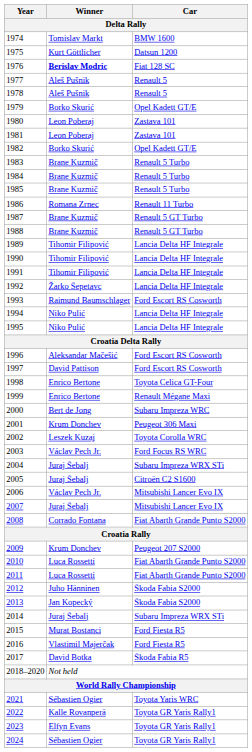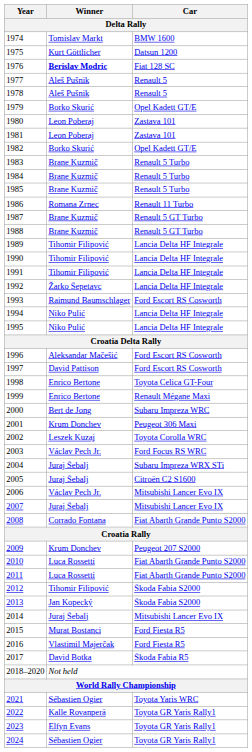(74, 589) Juho Hänninen -> (79, 589) Tihomir Filipović
(179, 616) Subaru Impreza WRX STi -> (179, 616) Mitsubishi Lancer Evo IX
